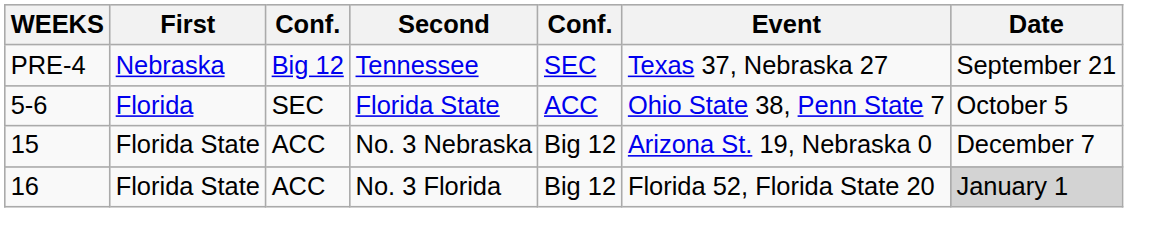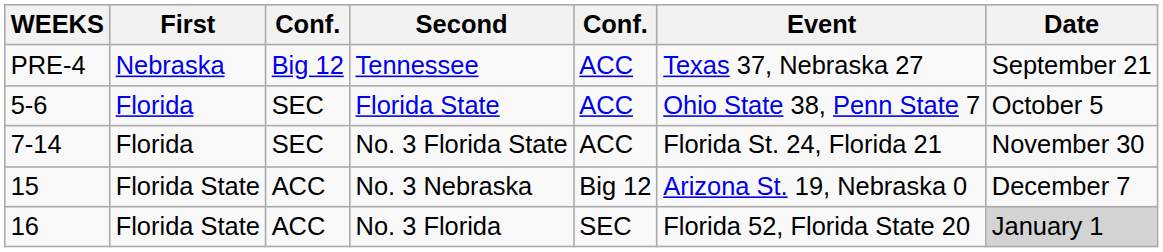(570, 65) SEC -> (606, 65) ACC
+ row: (462, 145)
(580, 186) Big 12 -> (606, 226) SEC
